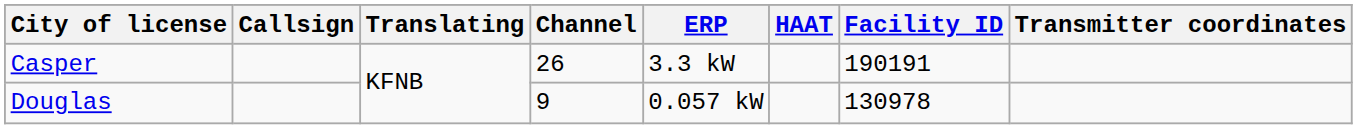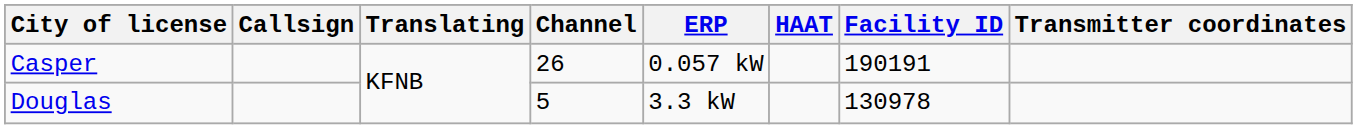(692, 64) 3.3 kW -> (706, 64) 0.057 kW
(543, 103) 9 -> (543, 103) 5
(706, 103) 0.057 kW -> (692, 103) 3.3 kW
